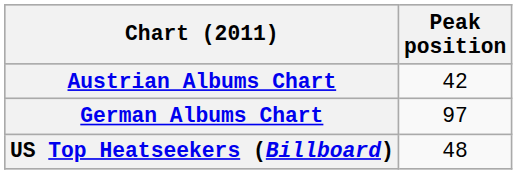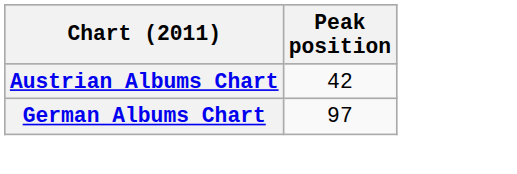- row: (202, 151)
